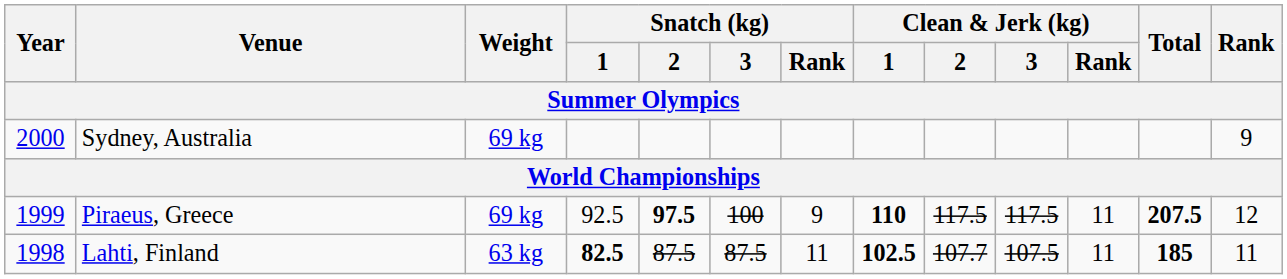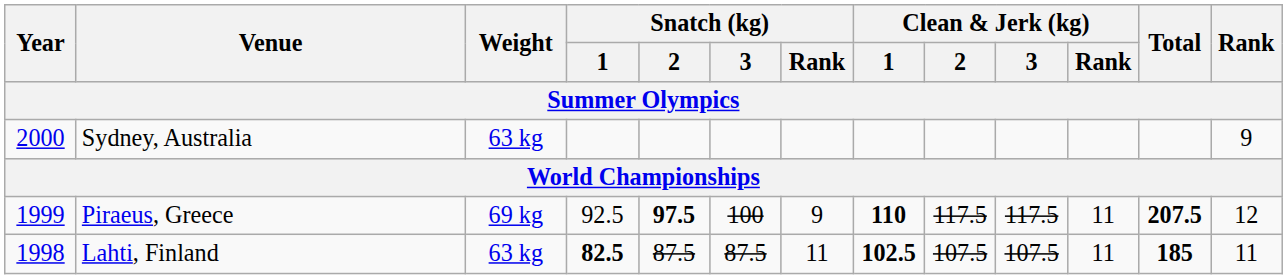(516, 138) 69 kg -> (516, 138) 63 kg
(960, 253) 107.7 -> (960, 253) 107.5
